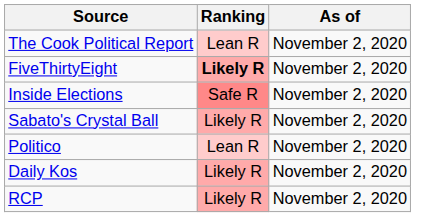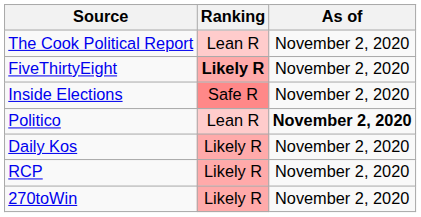- row: (83, 120)
(340, 146) normal -> (342, 120) bold
+ row: (43, 198)
